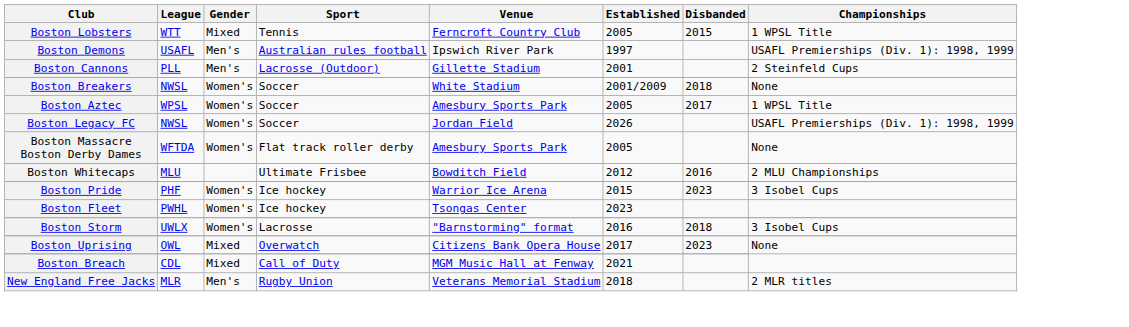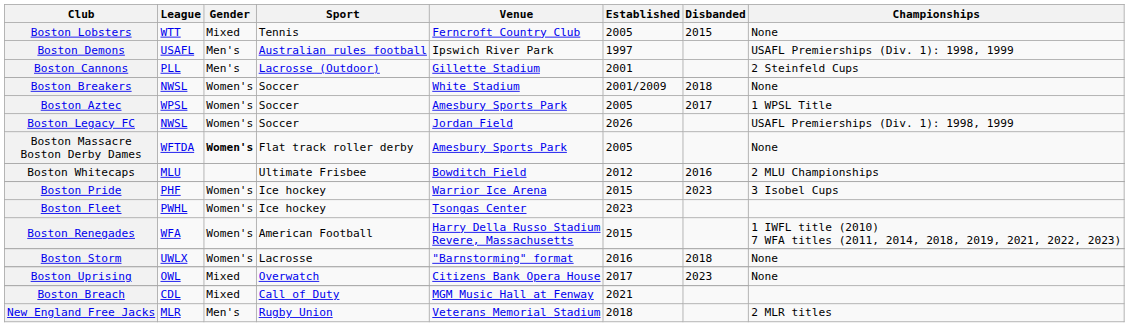(792, 32) 1 WPSL Title -> (765, 32) None
(230, 148) normal -> (230, 148) bold
+ row: (81, 233)
(795, 227) 3 Isobel Cups -> (765, 258) None
